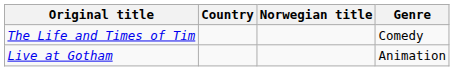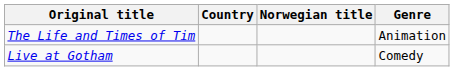(401, 35) Comedy -> (412, 35) Animation
(412, 55) Animation -> (401, 55) Comedy
